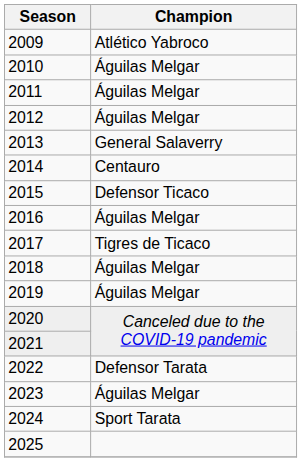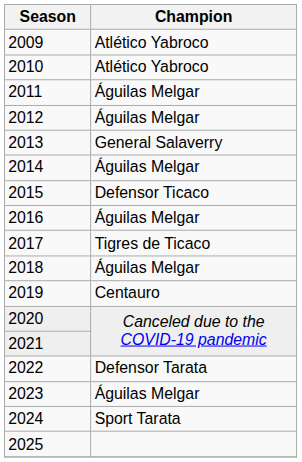(147, 67) Águilas Melgar -> (152, 67) Atlético Yabroco
(127, 167) Centauro -> (147, 167) Águilas Melgar
(147, 293) Águilas Melgar -> (127, 293) Centauro
